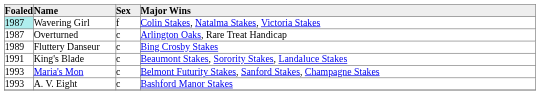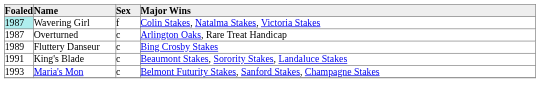- row: (55, 84)
